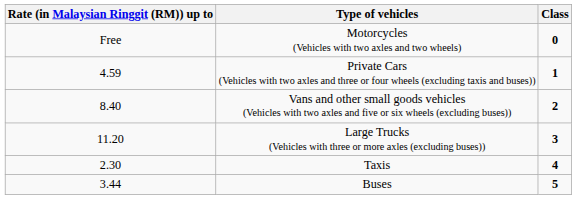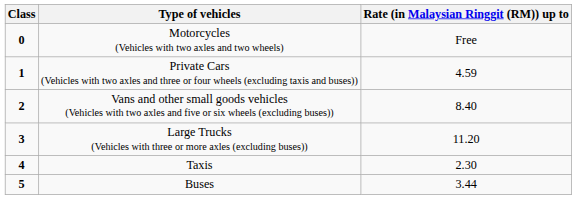columns swapped: (555, 14) <-> (110, 14)
